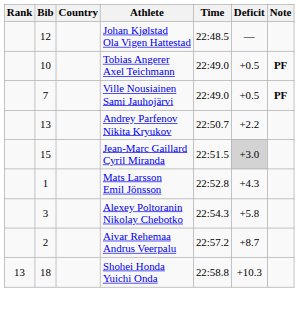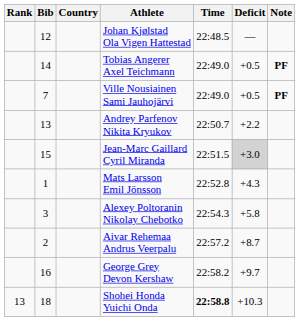(45, 65) 10 -> (45, 65) 14
+ row: (138, 272)
(212, 272) normal -> (213, 301) bold
